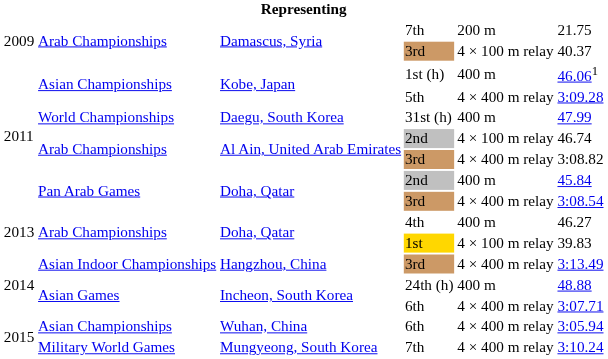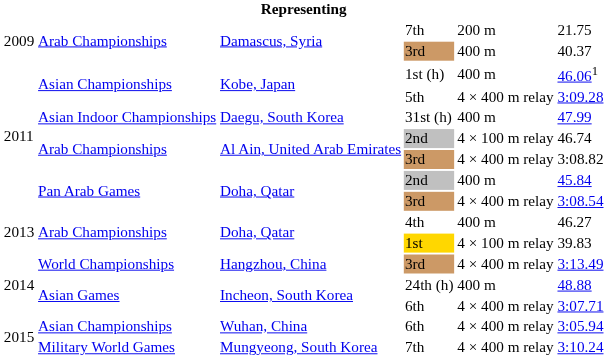(505, 51) 4 × 100 m relay -> (476, 51) 400 m
(106, 118) World Championships -> (127, 118) Asian Indoor Championships
(127, 264) Asian Indoor Championships -> (106, 264) World Championships
